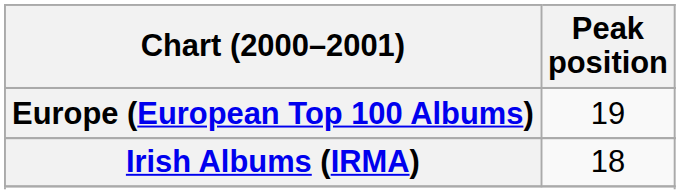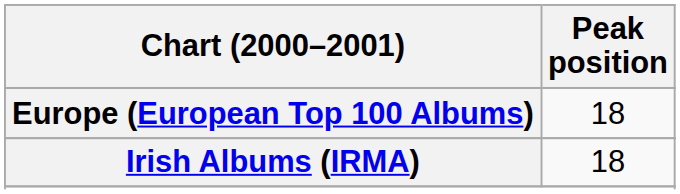(608, 112) 19 -> (608, 112) 18
